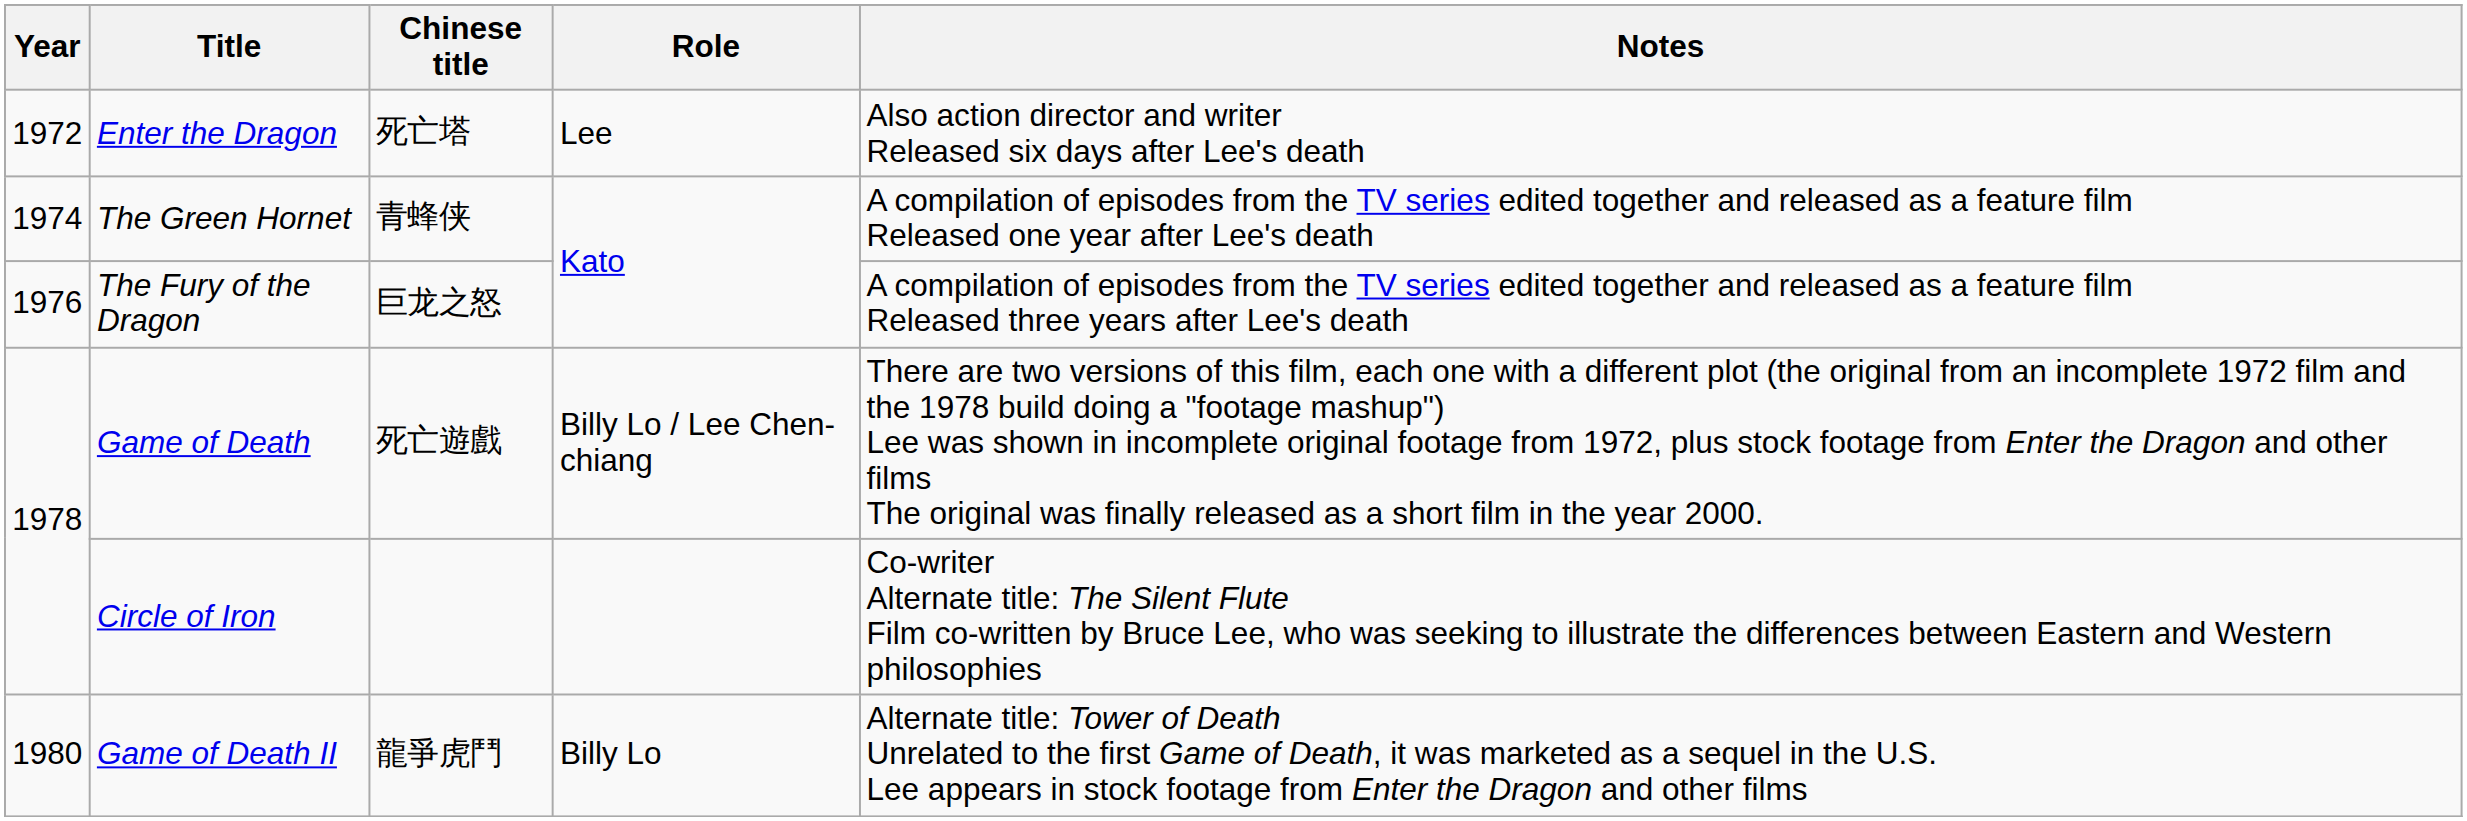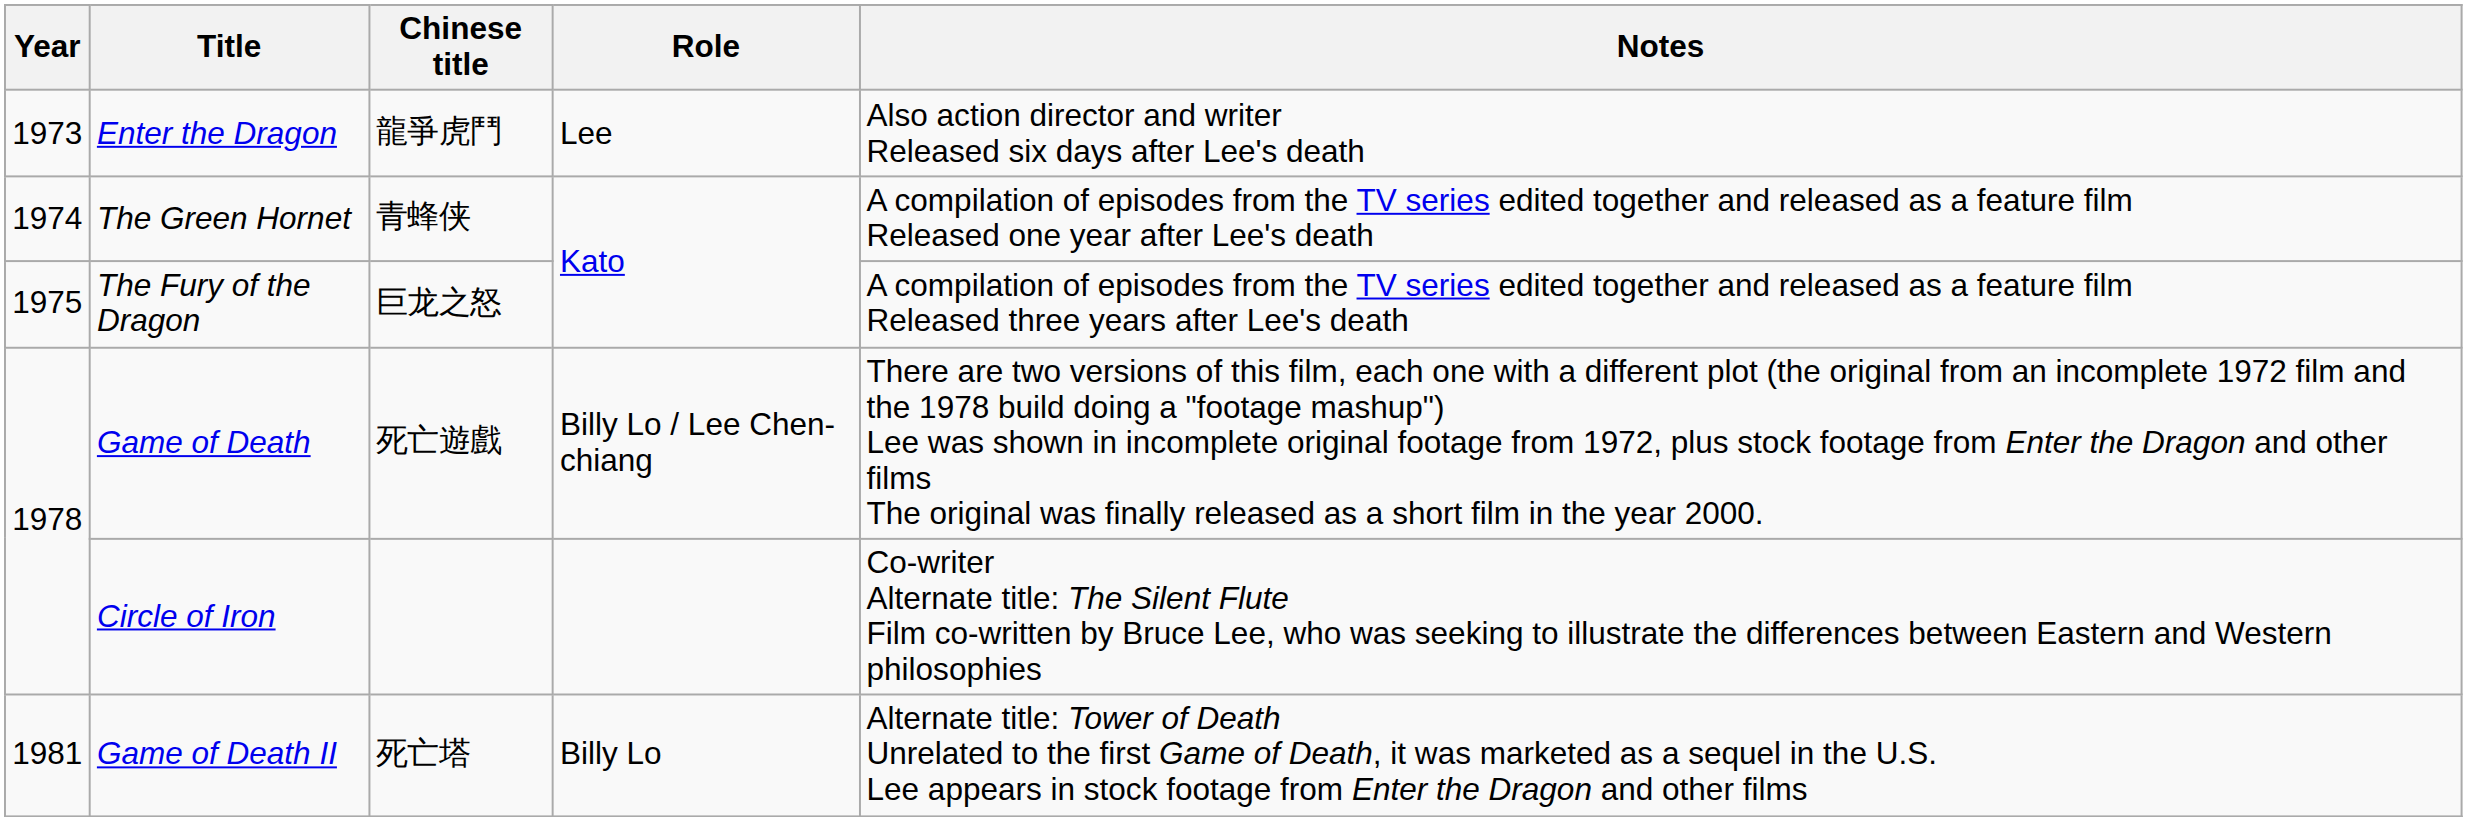(47, 132) 1972 -> (47, 132) 1973
(423, 131) 死亡塔 -> (439, 131) 龍爭虎鬥
(47, 303) 1976 -> (47, 303) 1975
(47, 754) 1980 -> (47, 754) 1981
(439, 753) 龍爭虎鬥 -> (423, 753) 死亡塔
